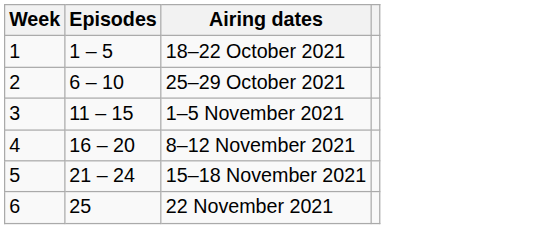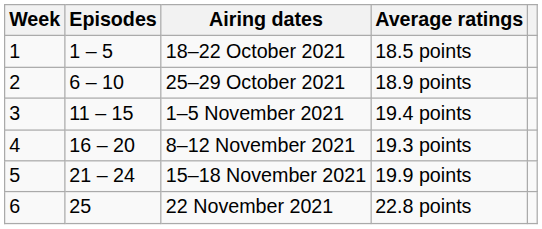+ column: (449, 20)
